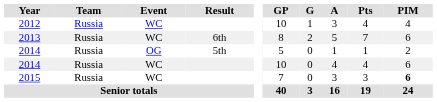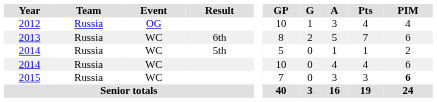(154, 24) WC -> (154, 24) OG
(154, 51) OG -> (154, 51) WC
